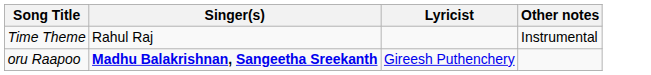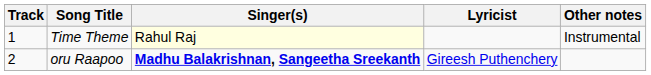+ column: (26, 15)
(123, 37) no background -> (165, 37) lightyellow background
